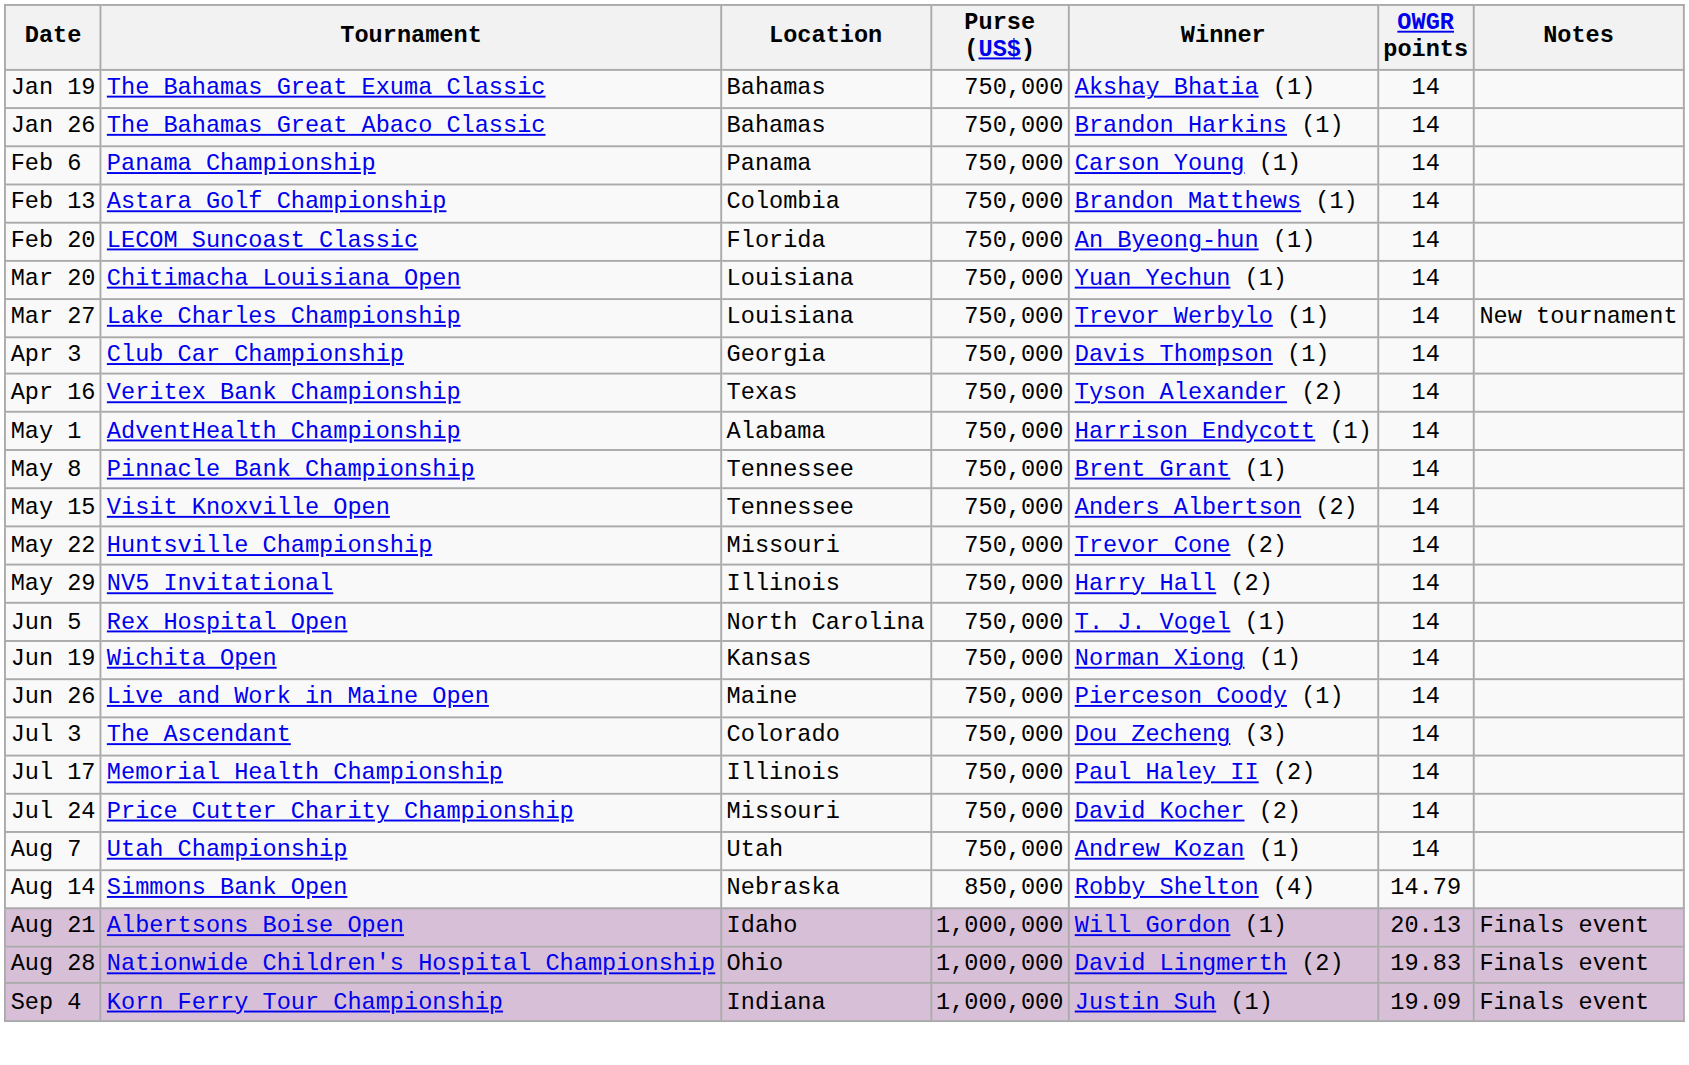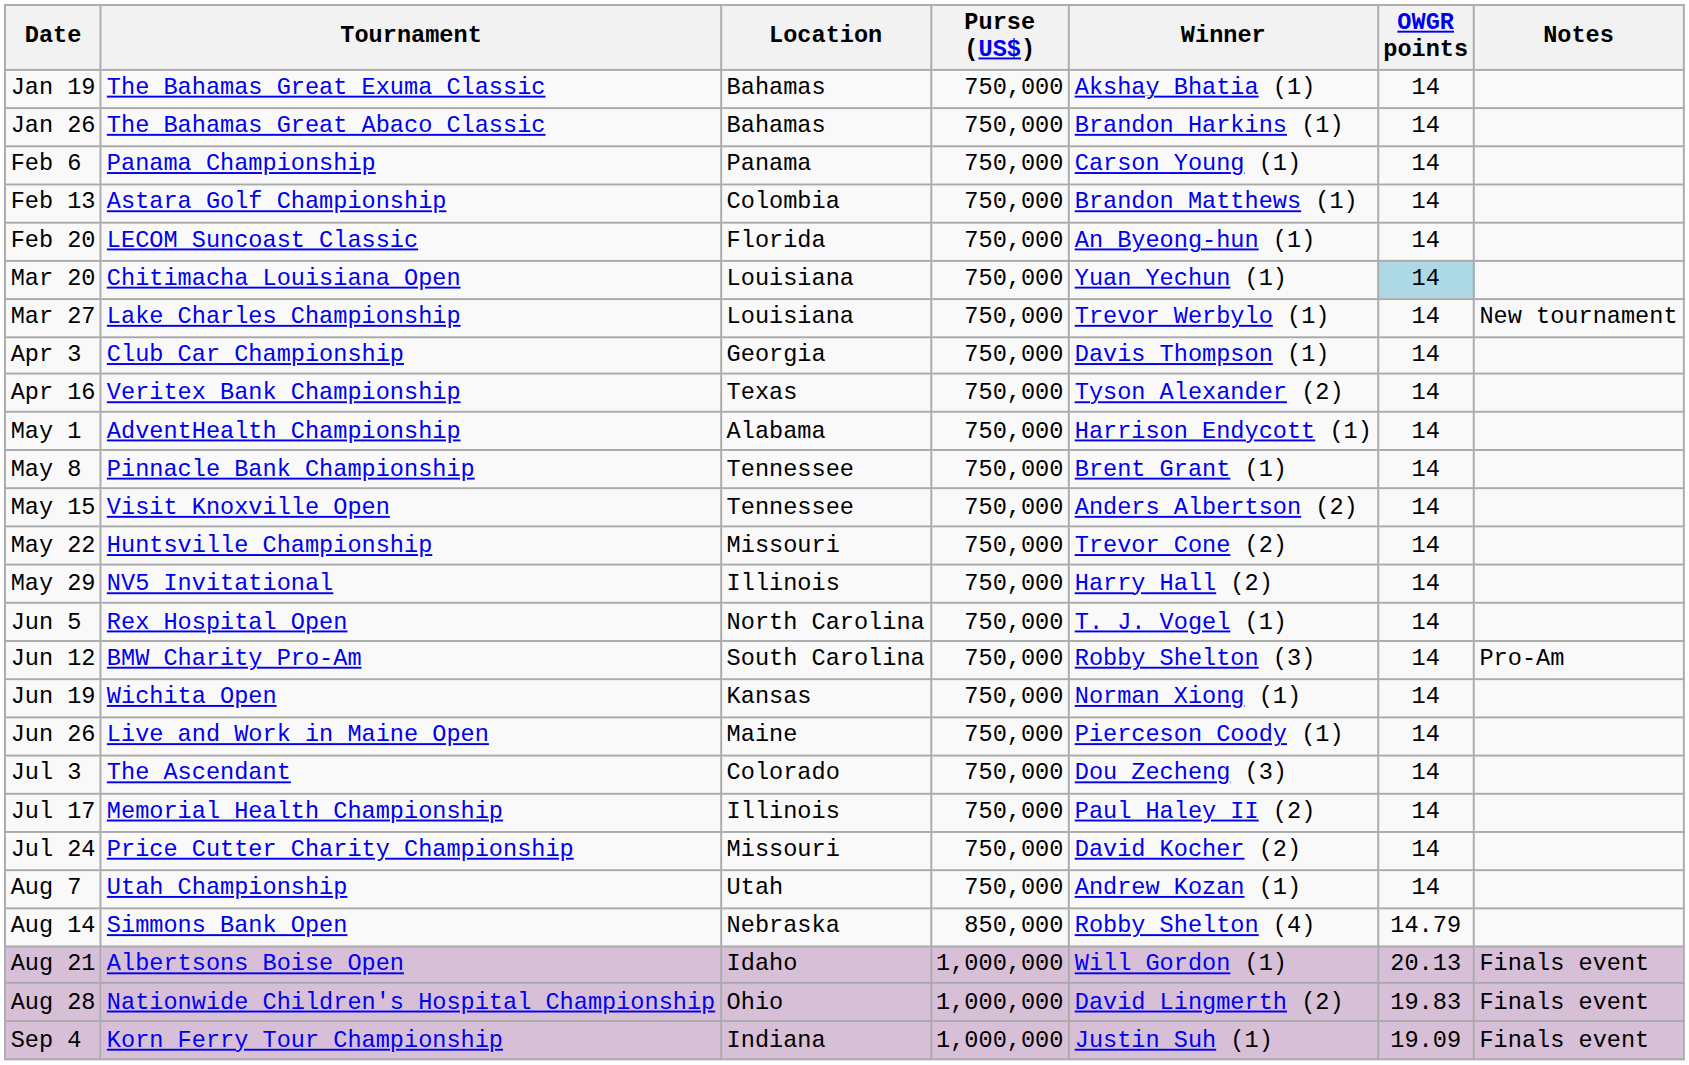(1426, 280) no background -> (1426, 280) lightblue background
+ row: (53, 660)
